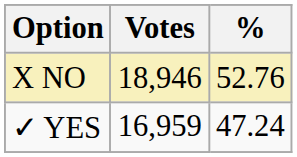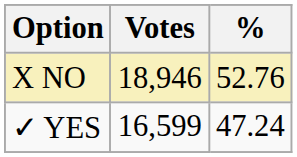(160, 126) 16,959 -> (160, 126) 16,599
